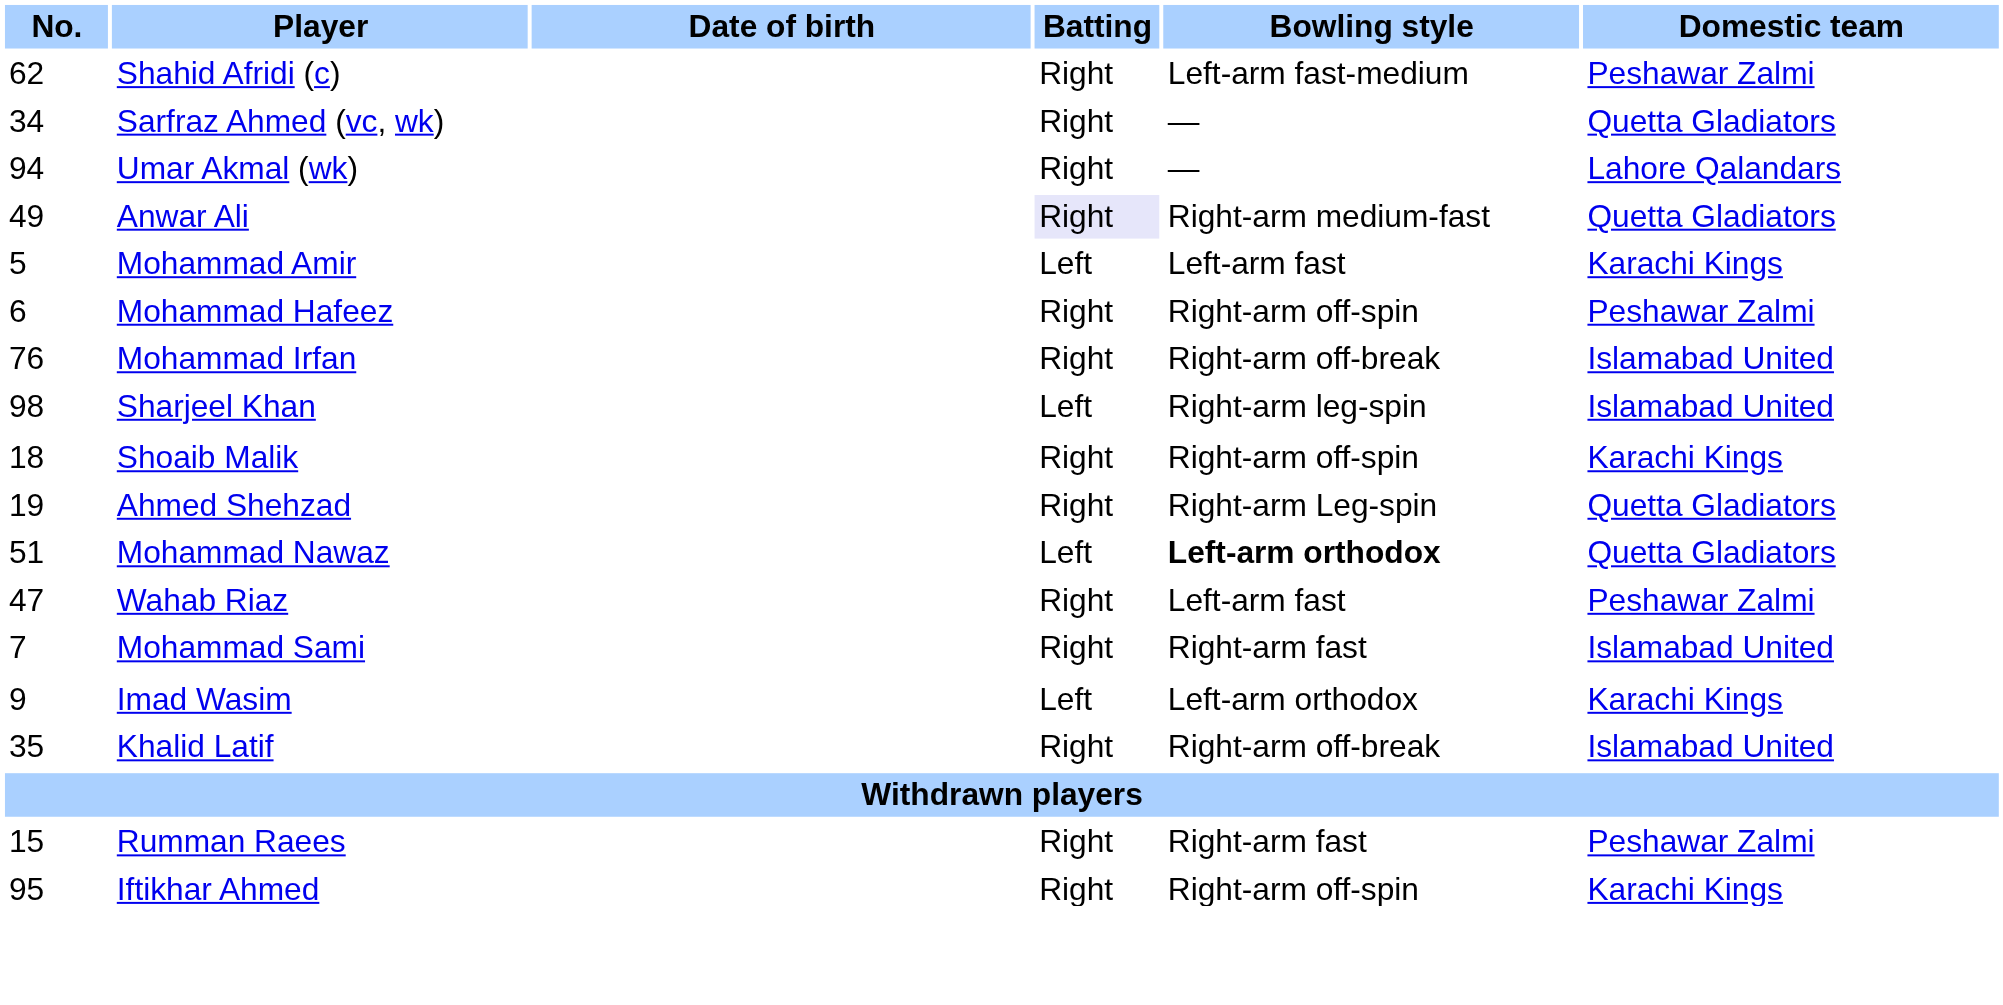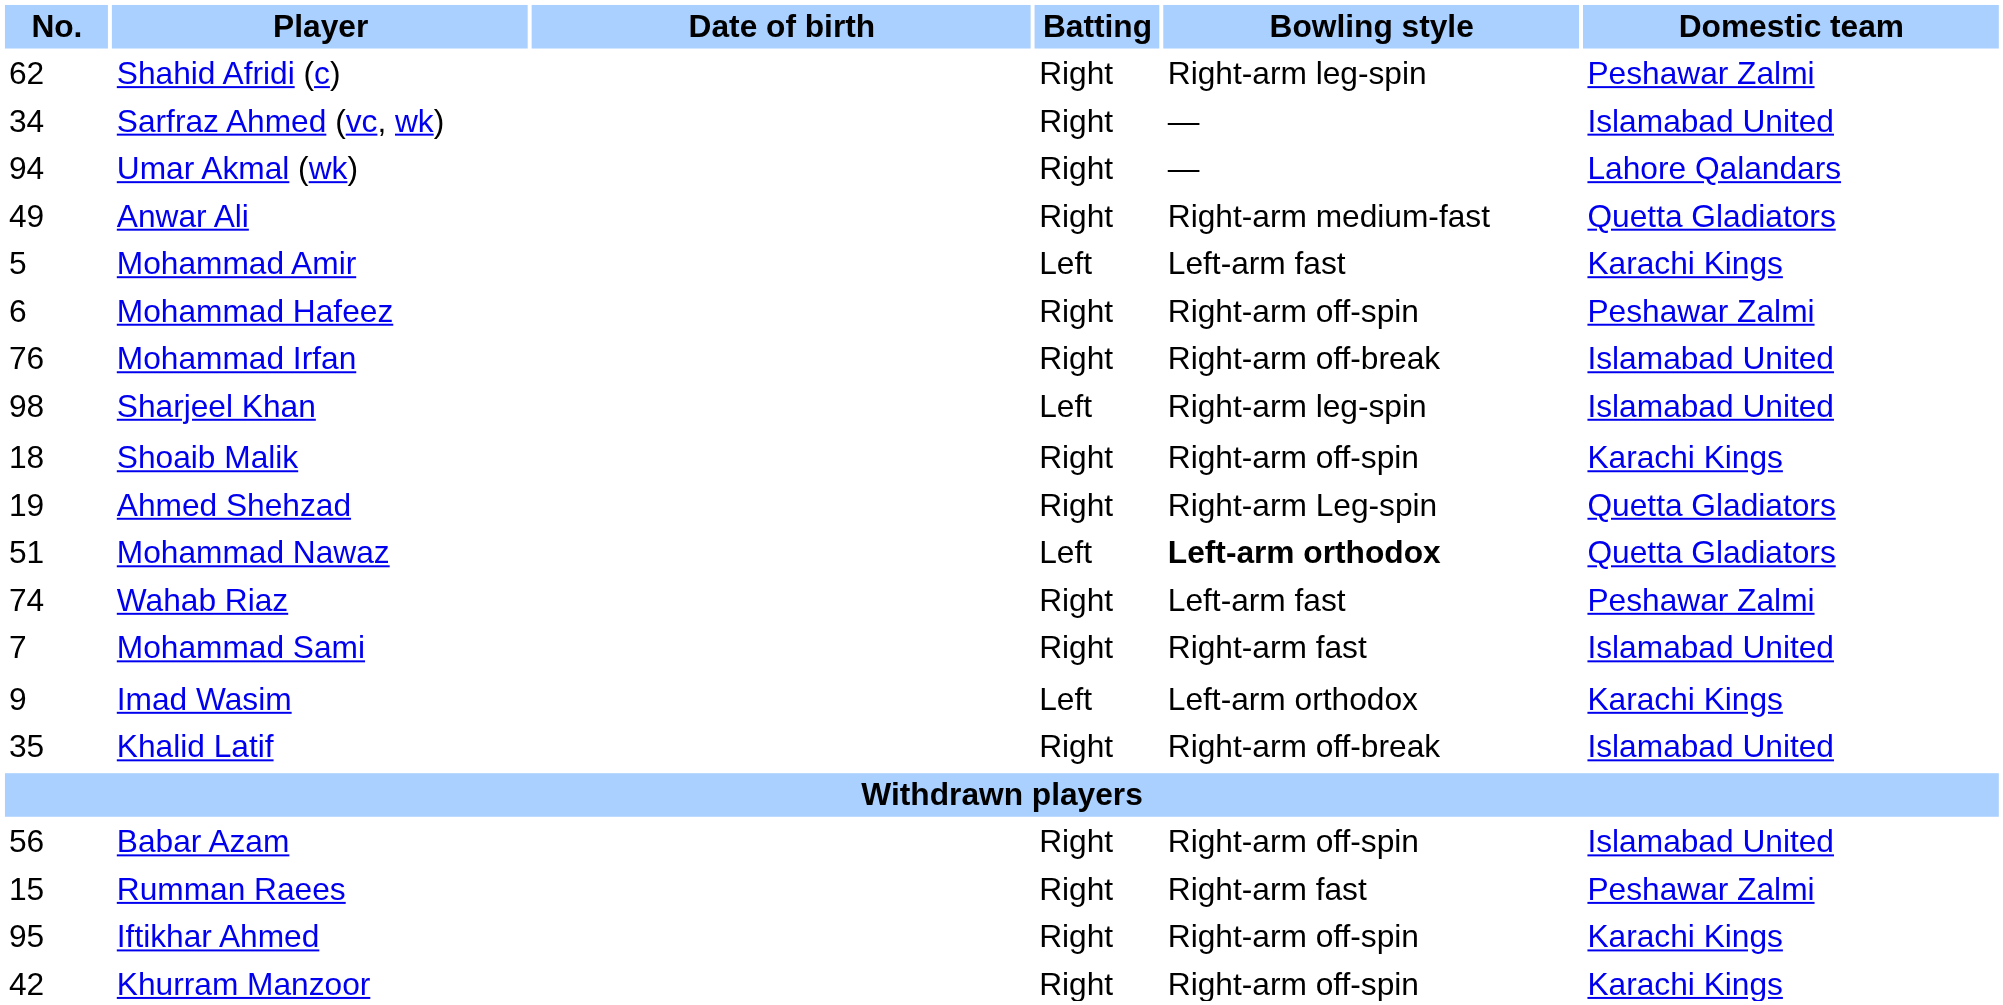(1318, 73) Left-arm fast-medium -> (1297, 73) Right-arm leg-spin
(1712, 121) Quetta Gladiators -> (1711, 121) Islamabad United
(1076, 216) lavender background -> (1076, 216) no background
(27, 600) 47 -> (27, 600) 74
+ row: (203, 842)
+ row: (244, 984)
